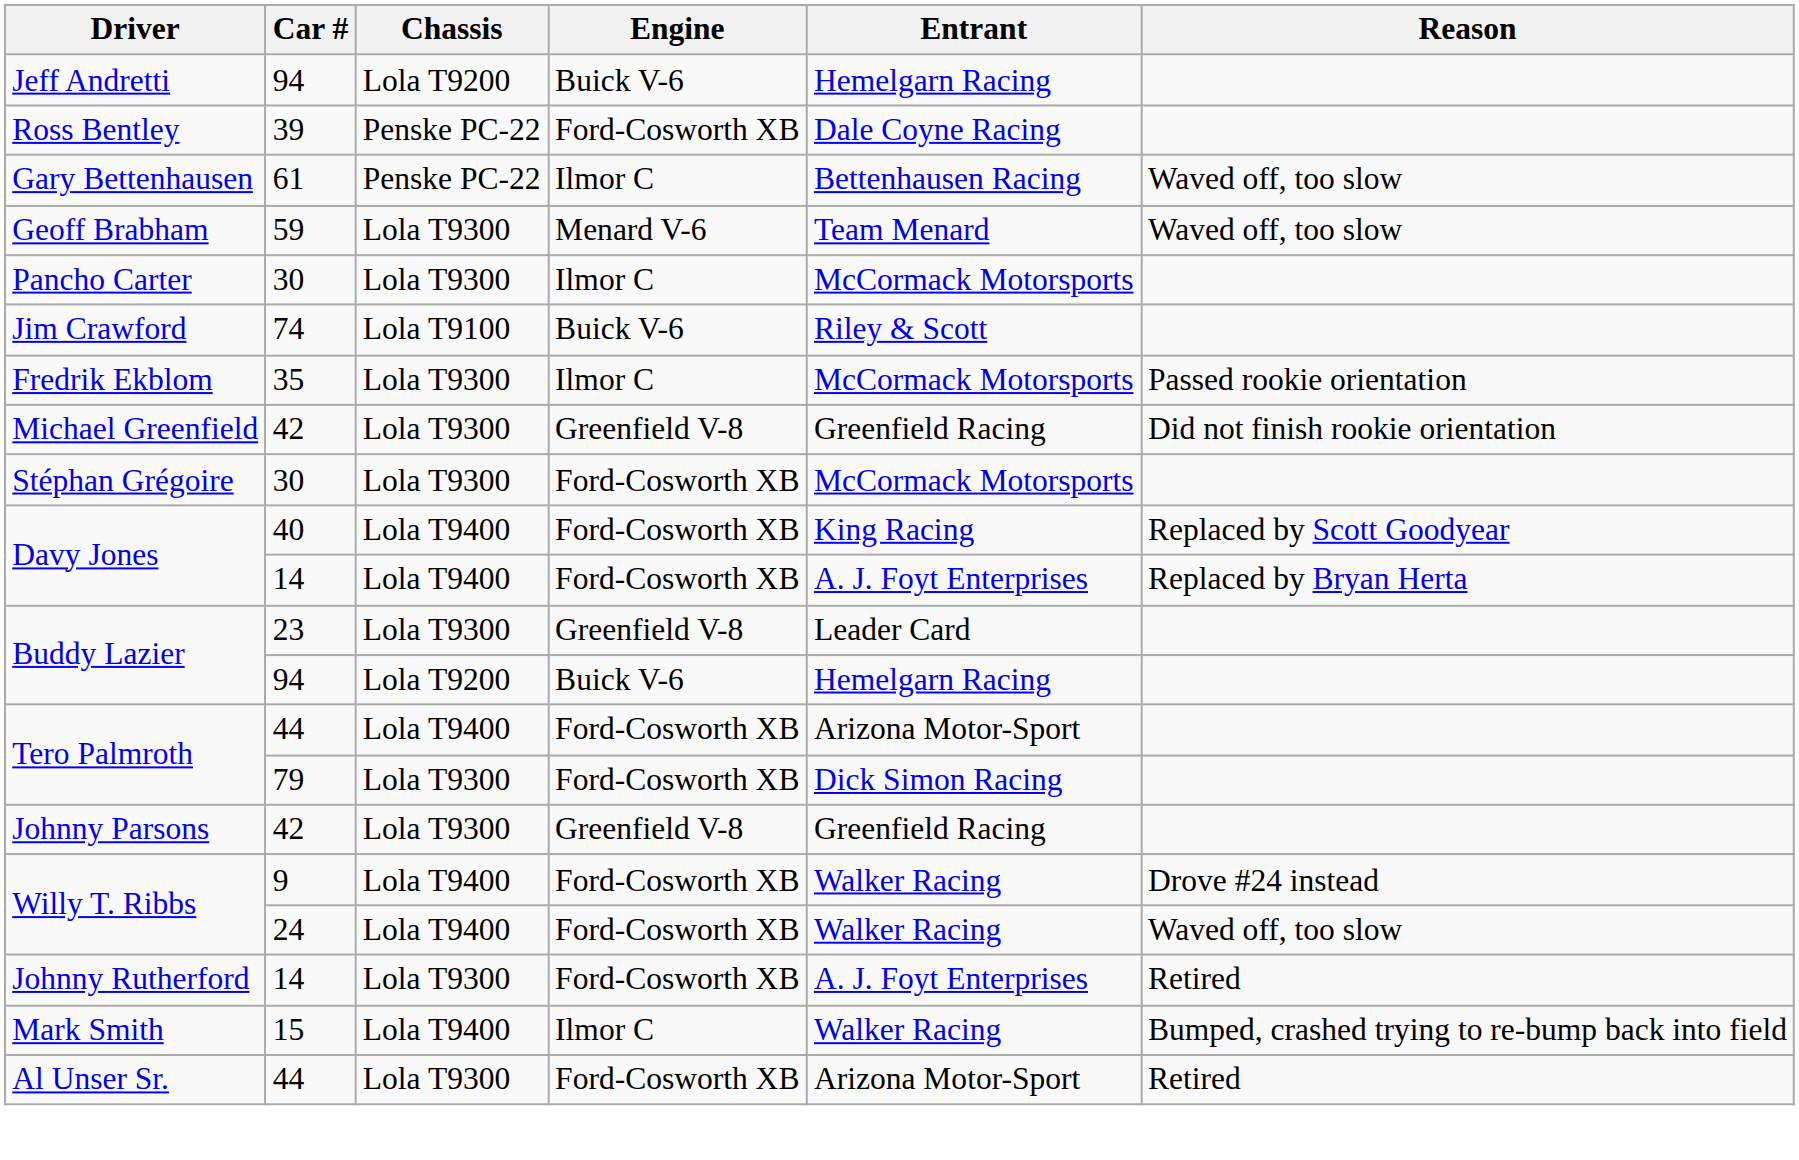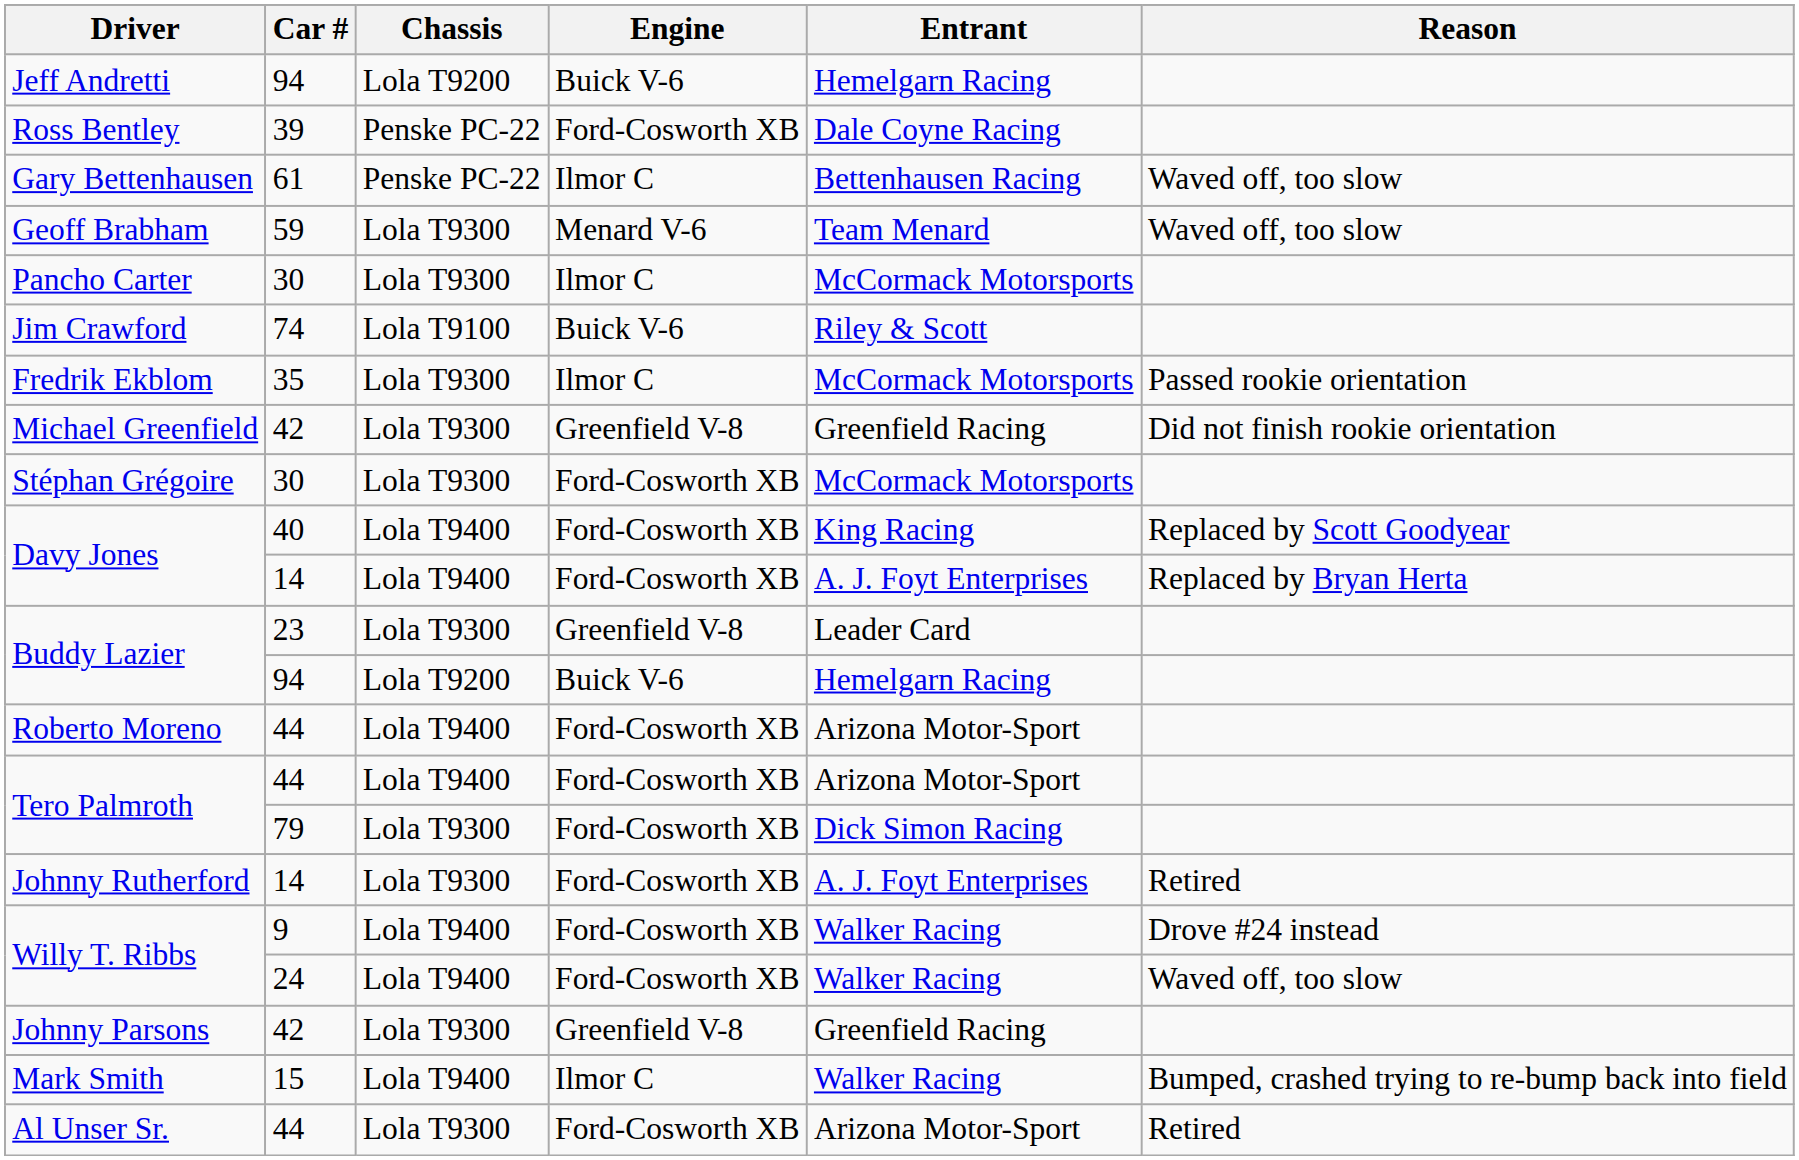+ row: (117, 729)
rows swapped: (111, 829) <-> (131, 979)
